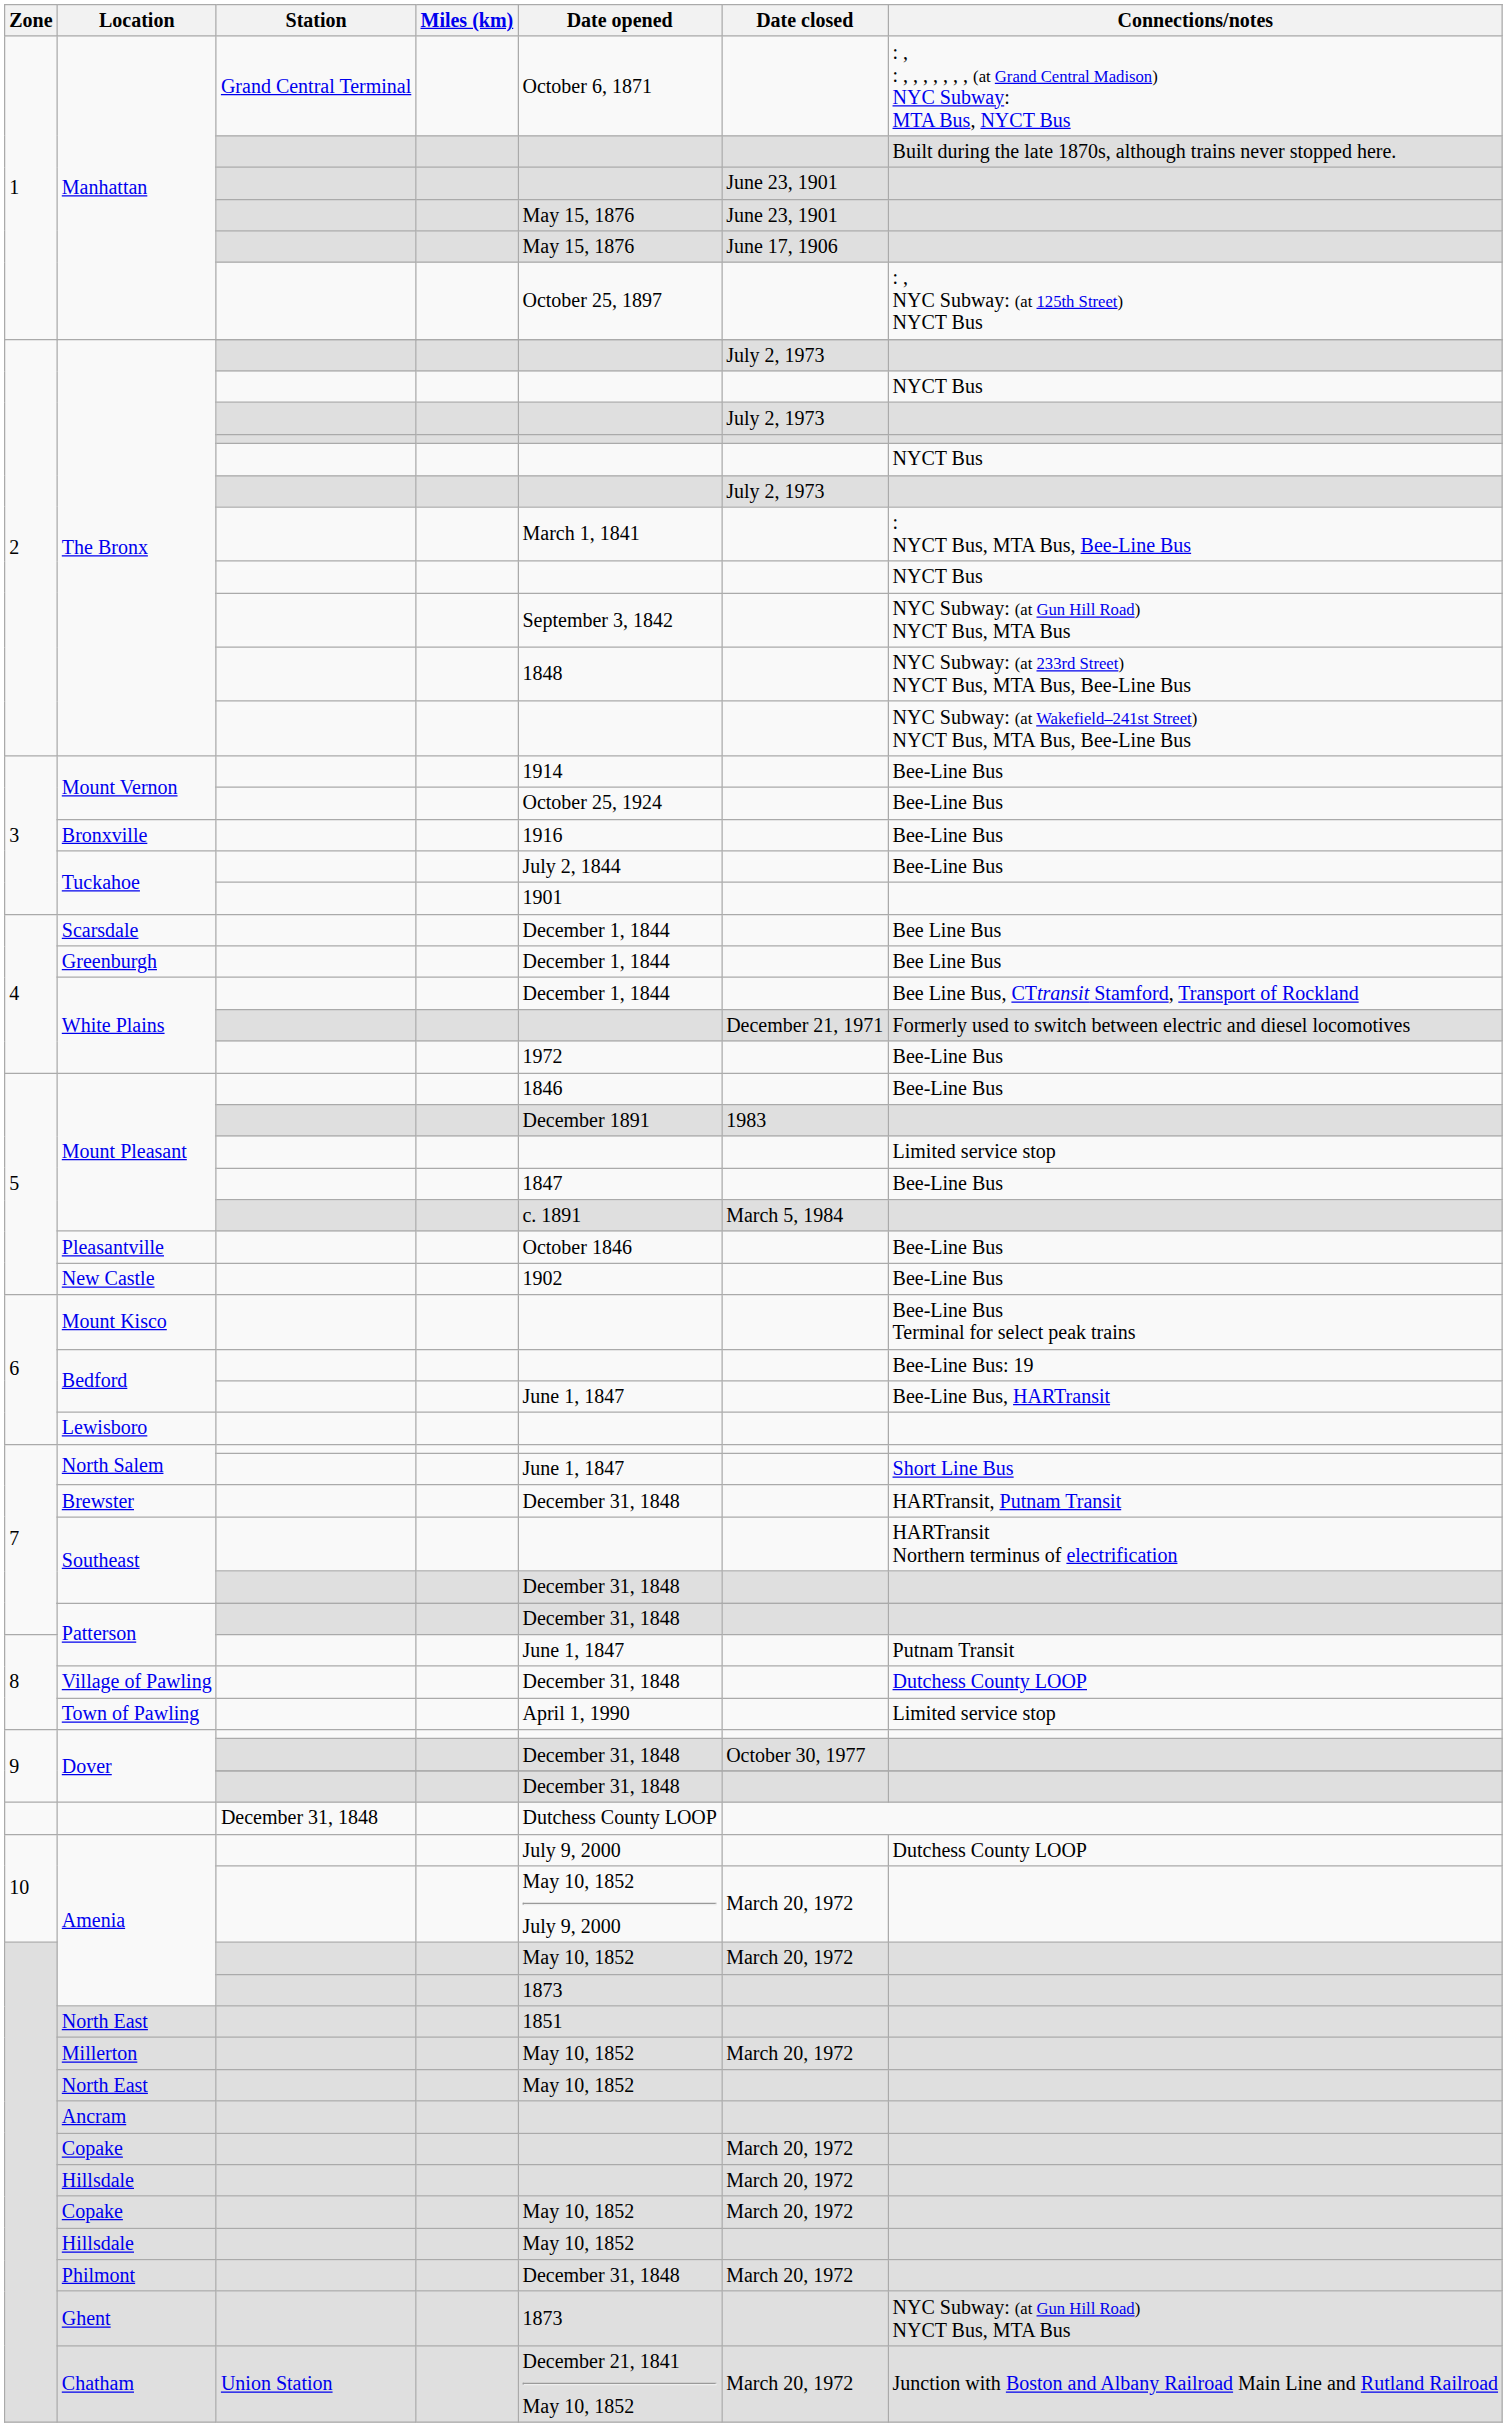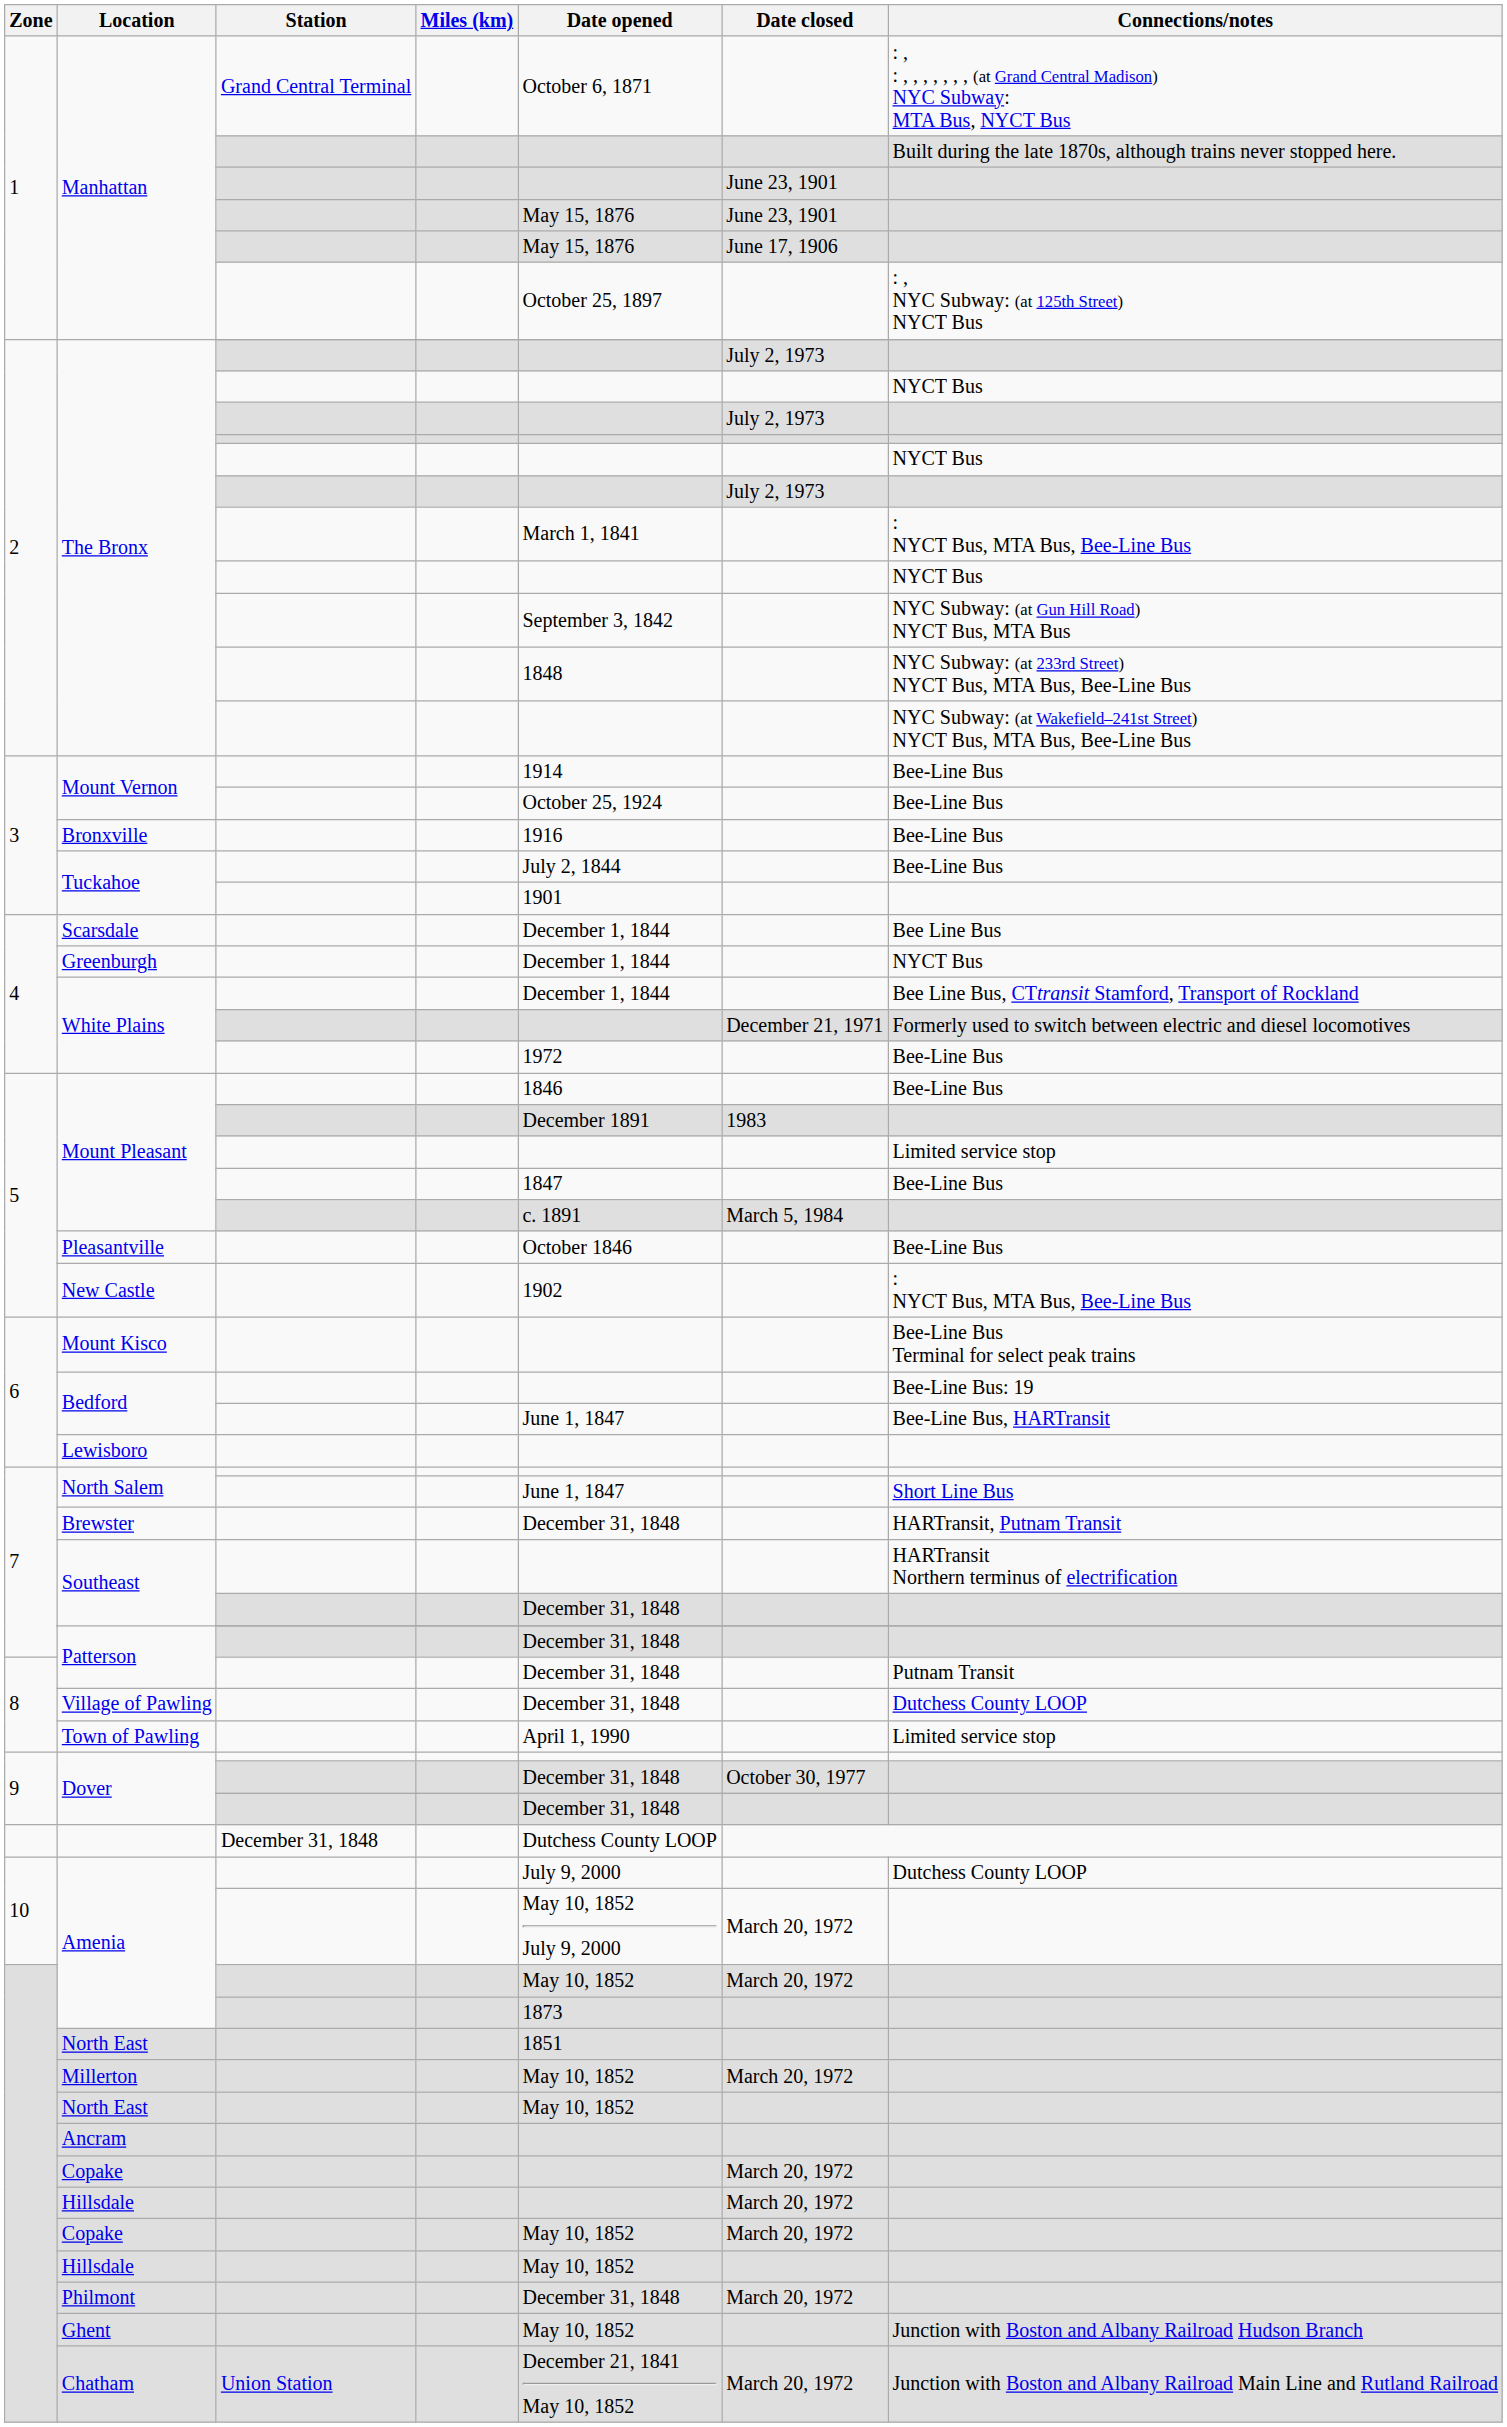(947, 961) Bee Line Bus -> (938, 961) NYCT Bus
(948, 1278) Bee-Line Bus -> (1042, 1290) : NYCT Bus, MTA Bus, Bee-Line Bus
(573, 1650) June 1, 1847 -> (601, 1672) December 31, 1848
(542, 2318) 1873 -> (578, 2329) May 10, 1852
(1016, 2318) NYC Subway: (at Gun Hill Road) NYCT Bus, MTA Bus -> (1128, 2329) Junction with Boston and Albany Railroad Hudson Branch
